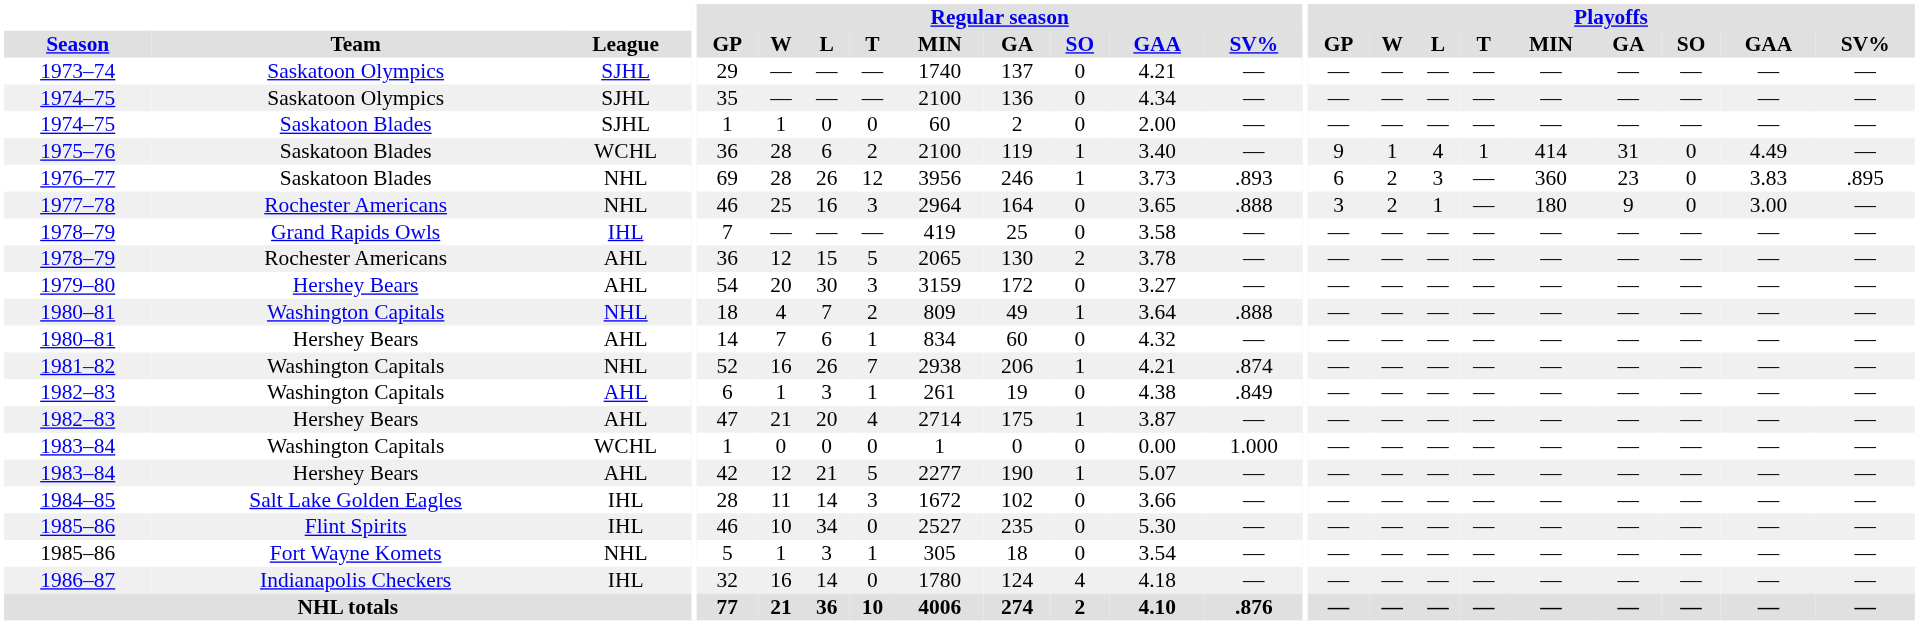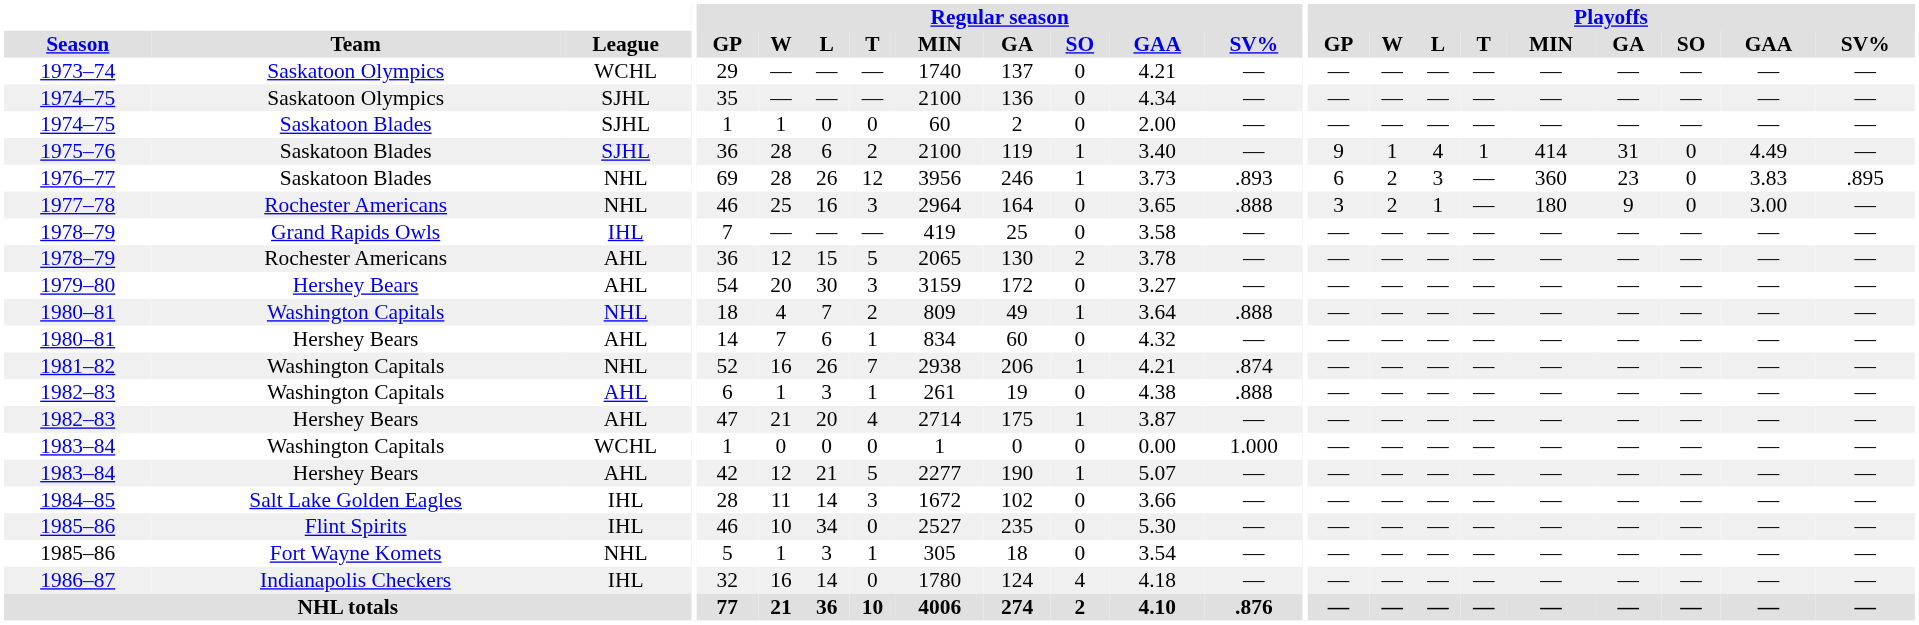(626, 70) SJHL -> (626, 70) WCHL
(626, 151) WCHL -> (626, 151) SJHL
(1254, 392) .849 -> (1254, 392) .888
